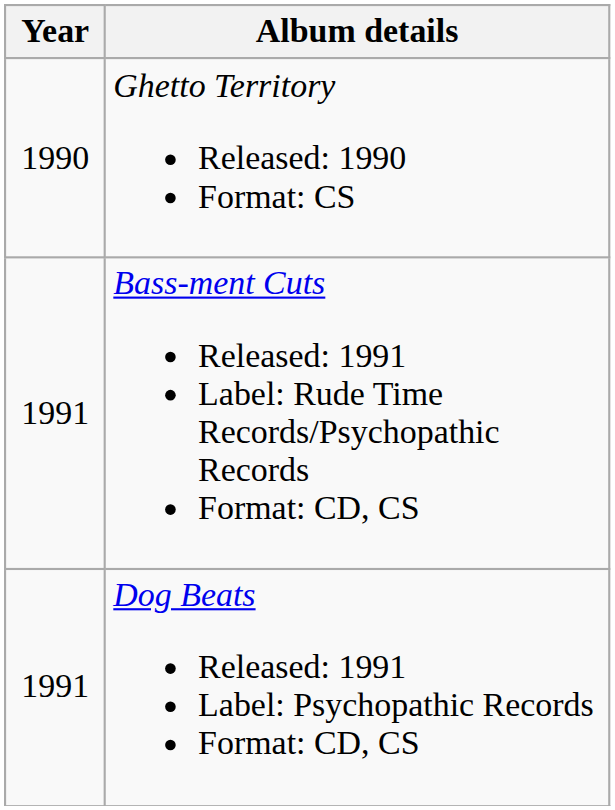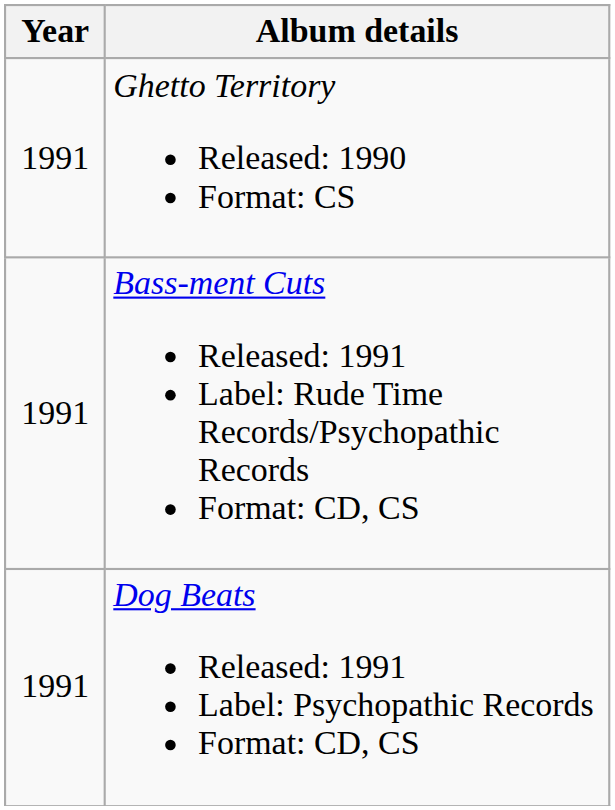(55, 157) 1990 -> (55, 157) 1991
